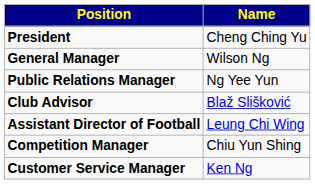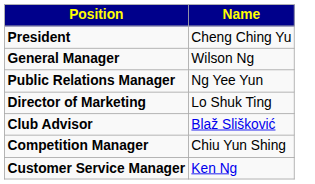+ row: (77, 102)
- row: (104, 124)
